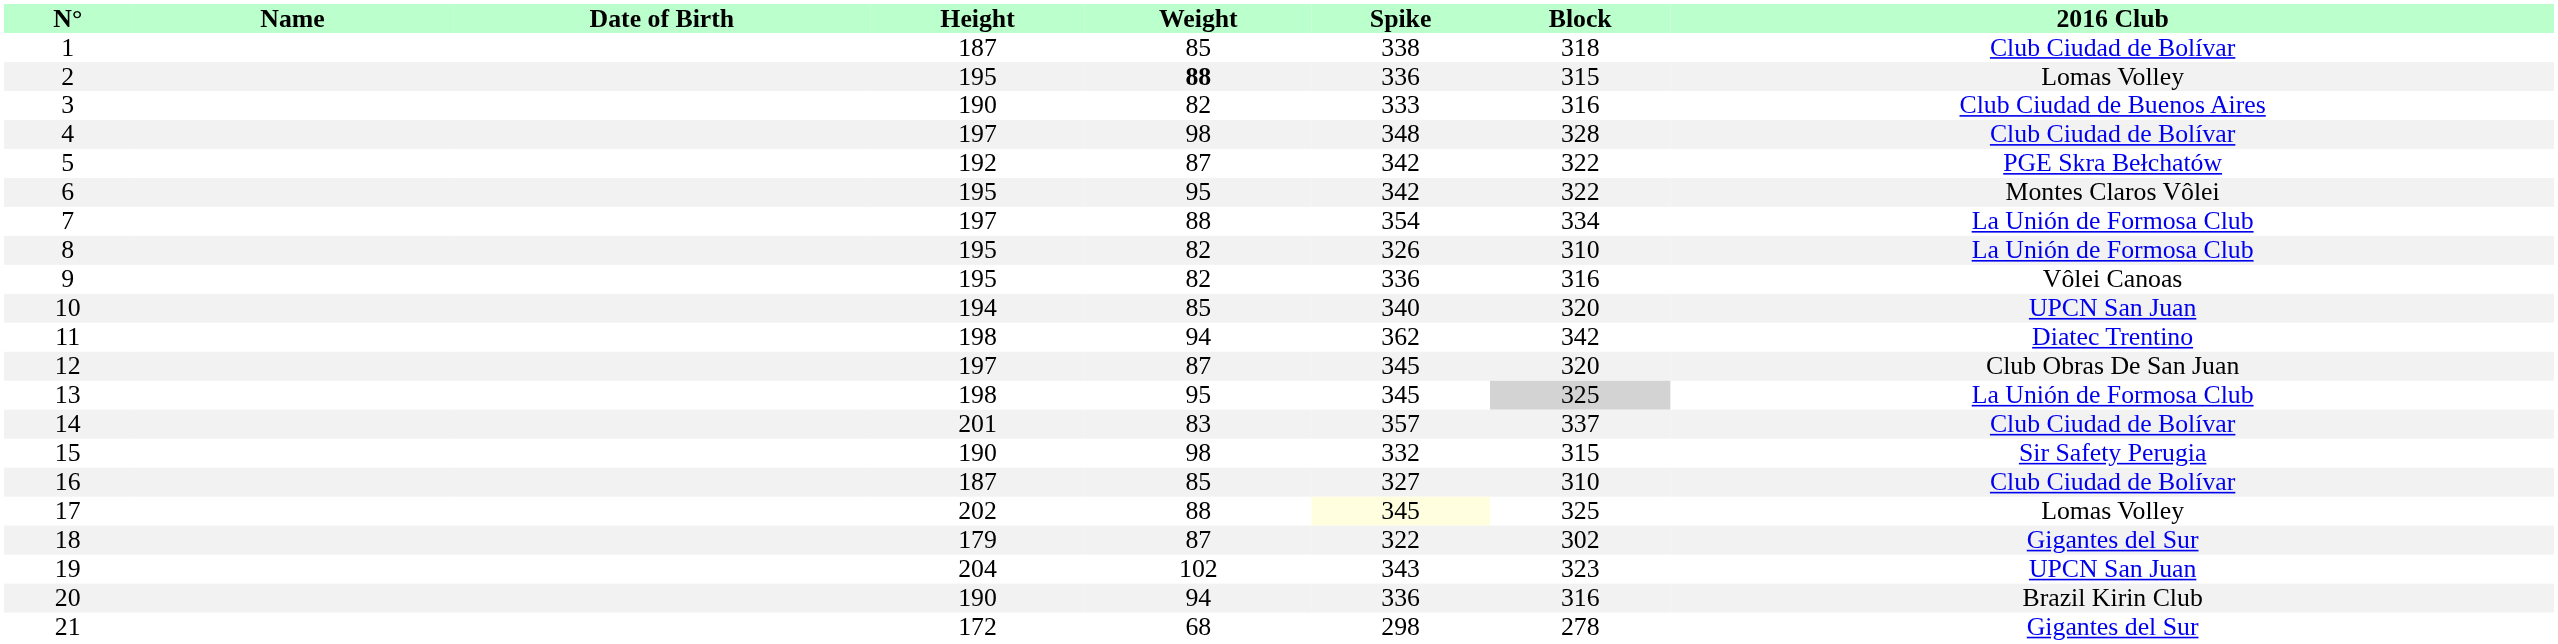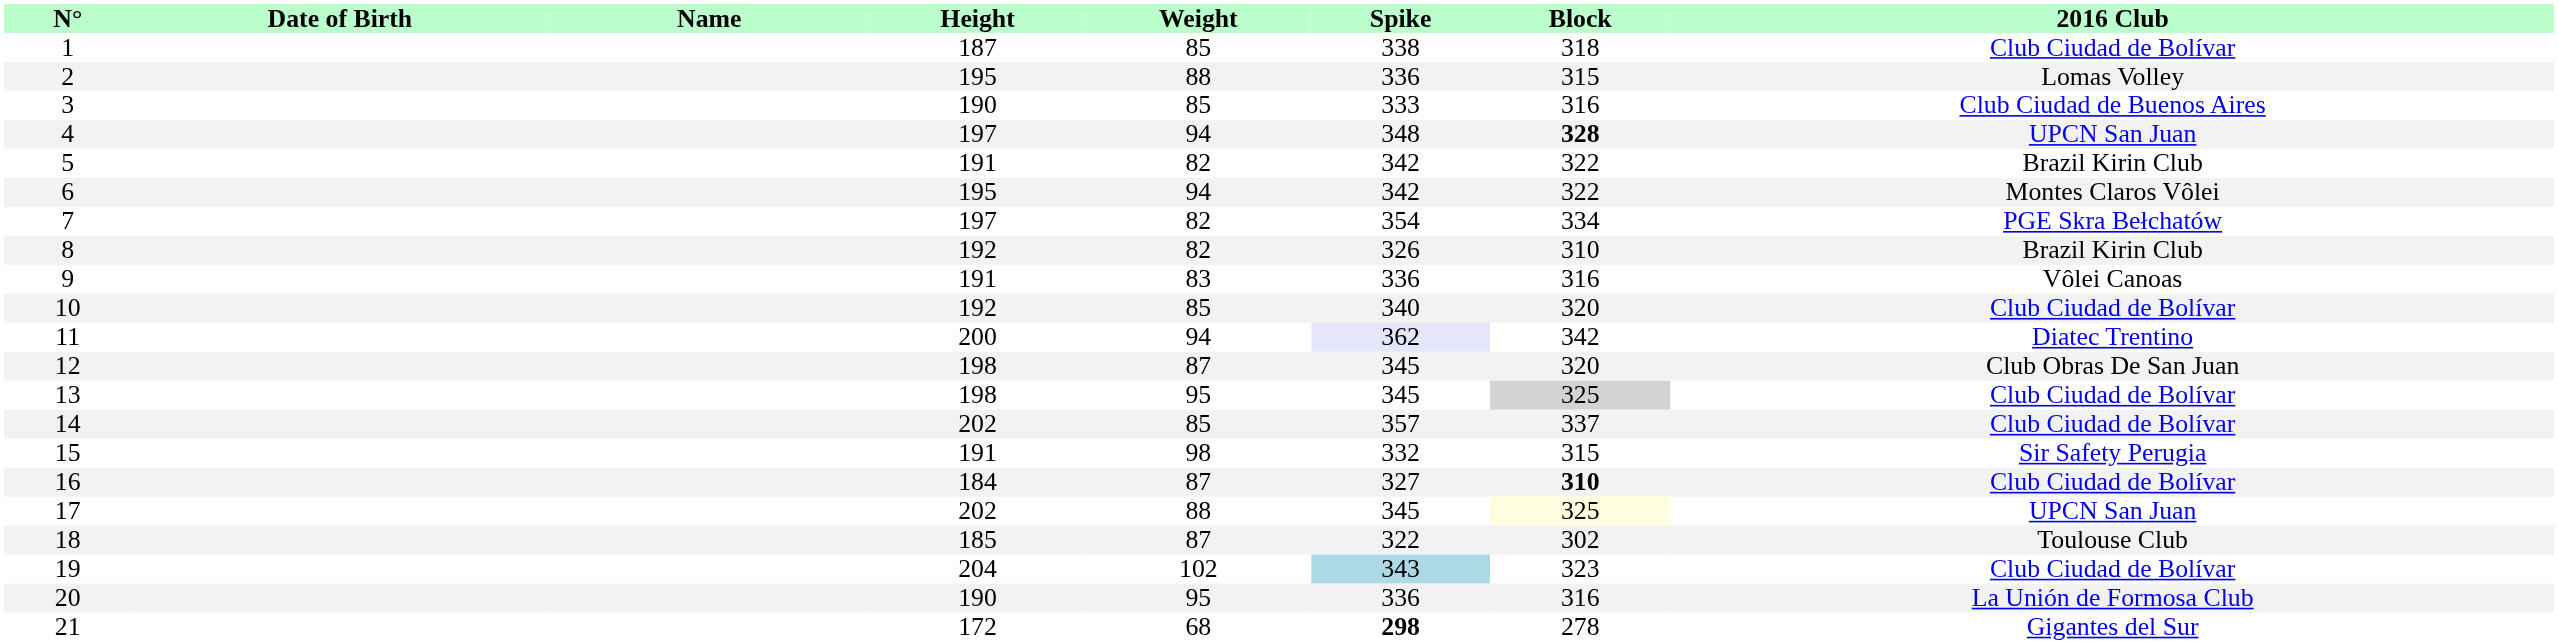columns swapped: (292, 18) <-> (662, 18)
(1198, 76) bold -> (1198, 76) normal
(1198, 105) 82 -> (1198, 105) 85
(1198, 134) 98 -> (1198, 134) 94
(1580, 134) normal -> (1580, 134) bold
(2113, 134) Club Ciudad de Bolívar -> (2113, 134) UPCN San Juan
(978, 163) 192 -> (978, 163) 191
(1198, 163) 87 -> (1198, 163) 82
(2113, 163) PGE Skra Bełchatów -> (2113, 163) Brazil Kirin Club
(1198, 192) 95 -> (1198, 192) 94
(1198, 221) 88 -> (1198, 221) 82
(2113, 221) La Unión de Formosa Club -> (2113, 221) PGE Skra Bełchatów
(978, 250) 195 -> (978, 250) 192
(2113, 250) La Unión de Formosa Club -> (2113, 250) Brazil Kirin Club
(978, 279) 195 -> (978, 279) 191
(1198, 279) 82 -> (1198, 279) 83
(978, 307) 194 -> (978, 307) 192
(2113, 307) UPCN San Juan -> (2113, 307) Club Ciudad de Bolívar
(978, 336) 198 -> (978, 336) 200
(1401, 336) no background -> (1401, 336) lavender background
(978, 365) 197 -> (978, 365) 198
(2113, 394) La Unión de Formosa Club -> (2113, 394) Club Ciudad de Bolívar
(978, 423) 201 -> (978, 423) 202
(1198, 423) 83 -> (1198, 423) 85
(978, 452) 190 -> (978, 452) 191
(978, 481) 187 -> (978, 481) 184
(1198, 481) 85 -> (1198, 481) 87
(1580, 481) normal -> (1580, 481) bold
(1401, 510) lightyellow background -> (1401, 510) no background
(1580, 510) no background -> (1580, 510) lightyellow background
(2113, 510) Lomas Volley -> (2113, 510) UPCN San Juan
(978, 539) 179 -> (978, 539) 185
(2113, 539) Gigantes del Sur -> (2113, 539) Toulouse Club
(1401, 568) no background -> (1401, 568) lightblue background
(2113, 568) UPCN San Juan -> (2113, 568) Club Ciudad de Bolívar
(1198, 597) 94 -> (1198, 597) 95
(2113, 597) Brazil Kirin Club -> (2113, 597) La Unión de Formosa Club
(1401, 626) normal -> (1401, 626) bold
